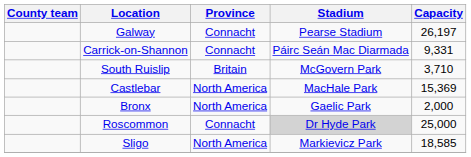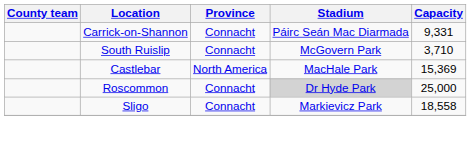- row: (135, 32)
(230, 69) Britain -> (230, 50) Connacht
- row: (135, 106)
(230, 143) North America -> (230, 106) Connacht
(439, 143) 18,585 -> (439, 106) 18,558
